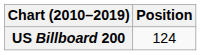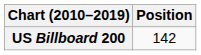(164, 38) 124 -> (164, 38) 142
